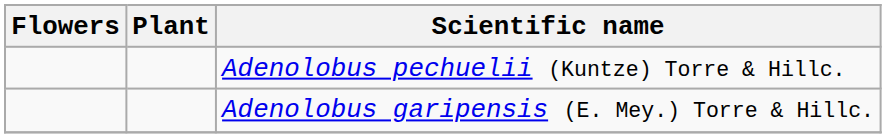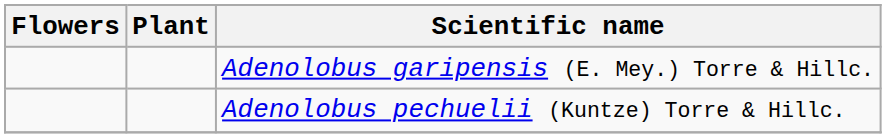rows swapped: (548, 110) <-> (534, 68)
